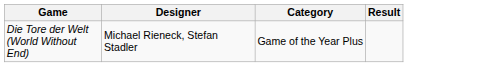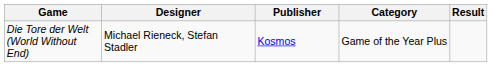+ column: (297, 12)
